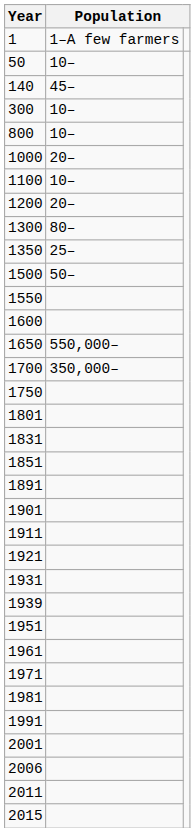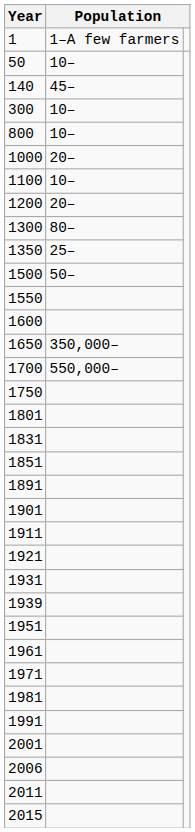(84, 346) 550,000– -> (84, 346) 350,000–
(84, 369) 350,000– -> (84, 369) 550,000–
